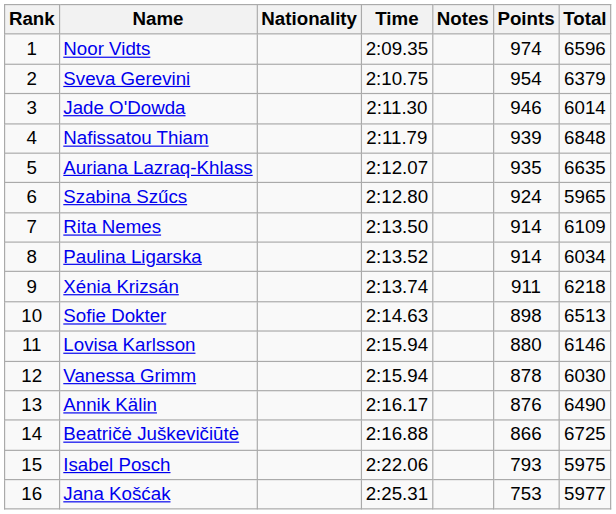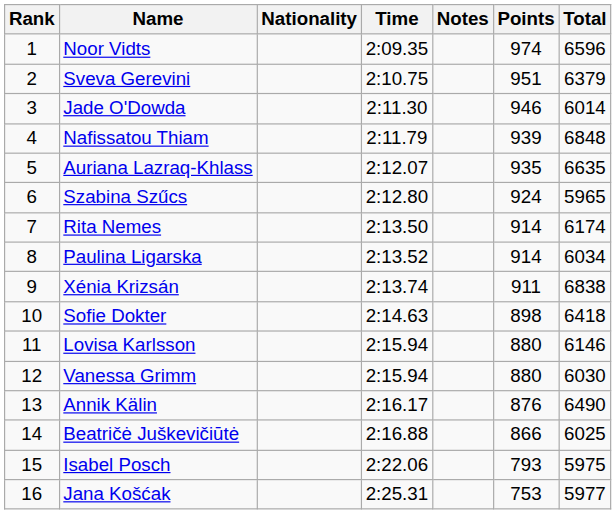(526, 78) 954 -> (526, 78) 951
(585, 227) 6109 -> (585, 227) 6174
(585, 286) 6218 -> (585, 286) 6838
(585, 316) 6513 -> (585, 316) 6418
(526, 375) 878 -> (526, 375) 880
(585, 434) 6725 -> (585, 434) 6025
